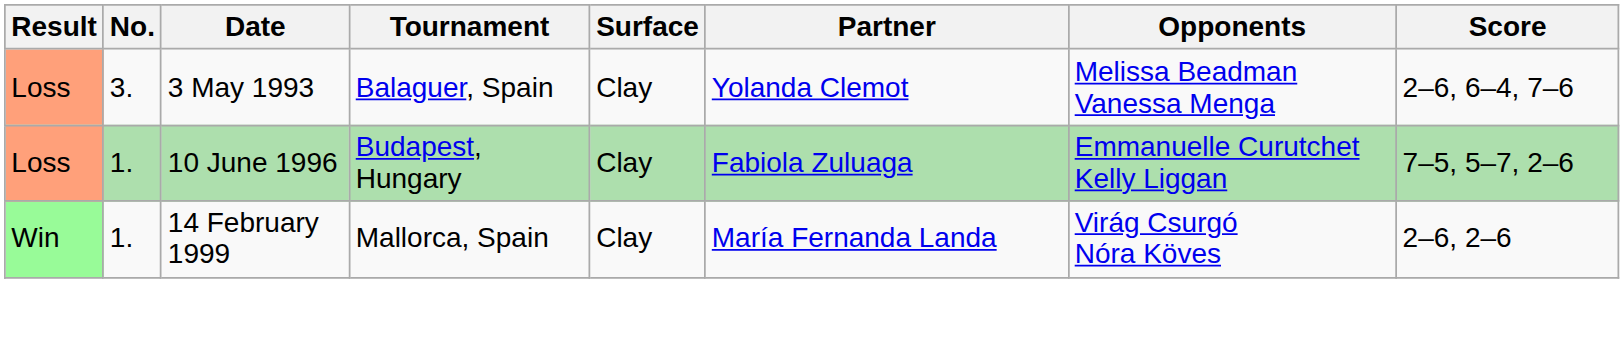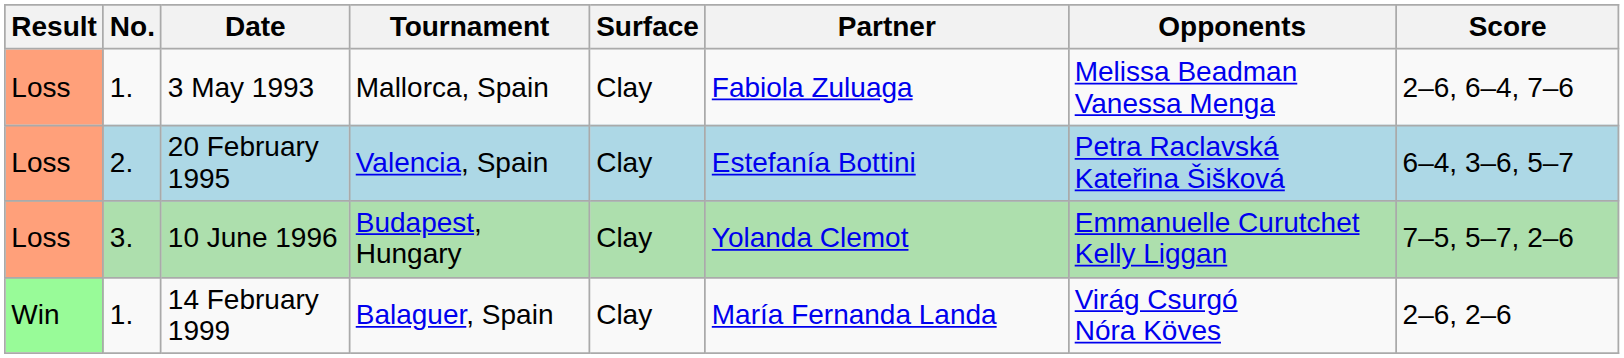(121, 86) 3. -> (121, 86) 1.
(455, 86) Balaguer, Spain -> (452, 86) Mallorca, Spain
(810, 86) Yolanda Clemot -> (812, 86) Fabiola Zuluaga
+ row: (243, 162)
(121, 162) 1. -> (121, 238) 3.
(812, 162) Fabiola Zuluaga -> (810, 238) Yolanda Clemot
(452, 238) Mallorca, Spain -> (455, 314) Balaguer, Spain
